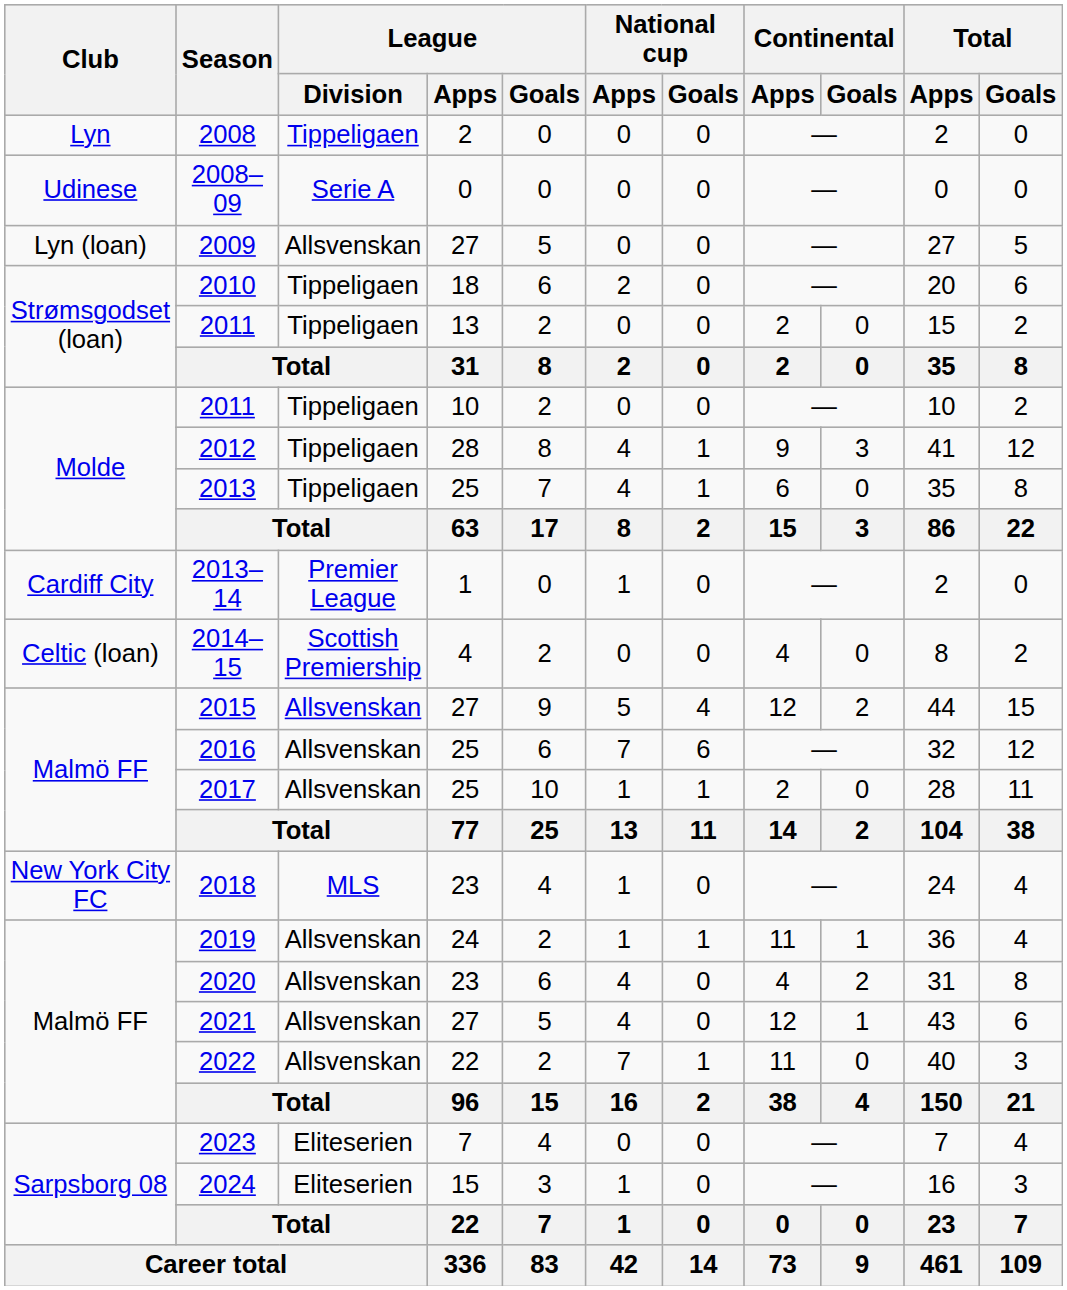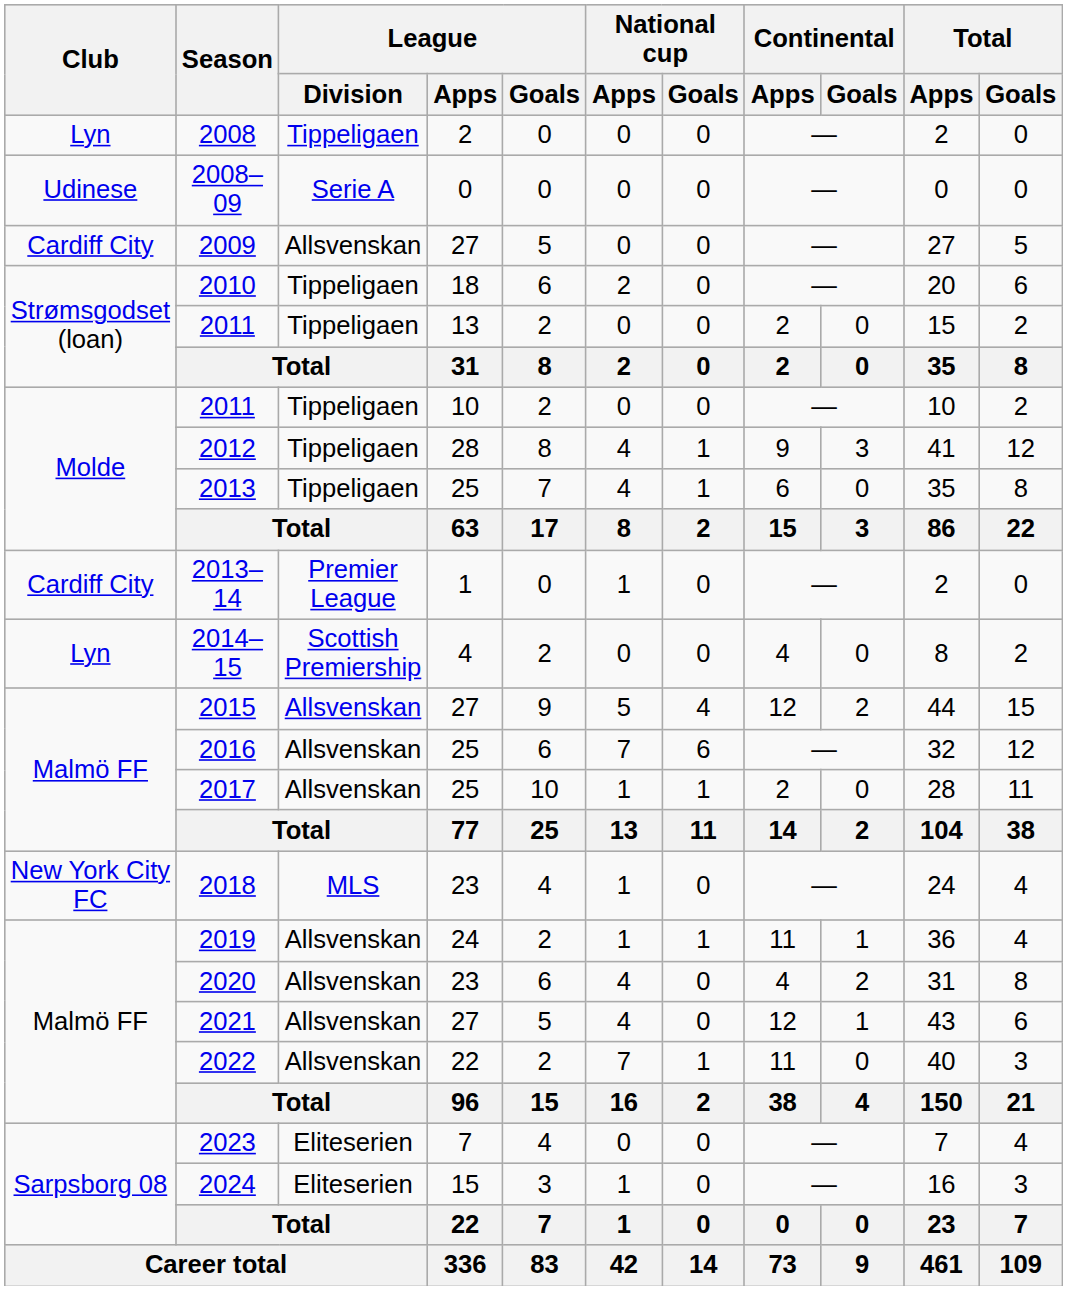(90, 244) Lyn (loan) -> (90, 244) Cardiff City
(90, 653) Celtic (loan) -> (90, 653) Lyn
